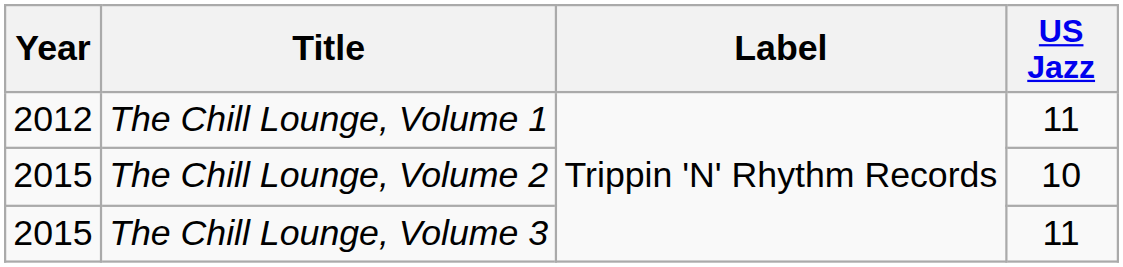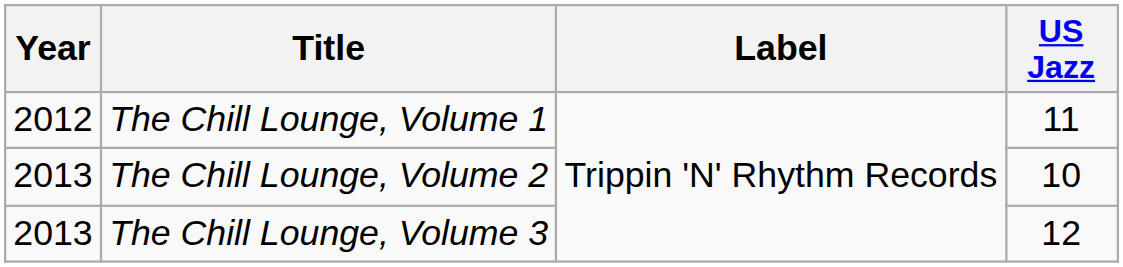(53, 175) 2015 -> (53, 175) 2013
(53, 232) 2015 -> (53, 232) 2013
(1061, 232) 11 -> (1061, 232) 12
